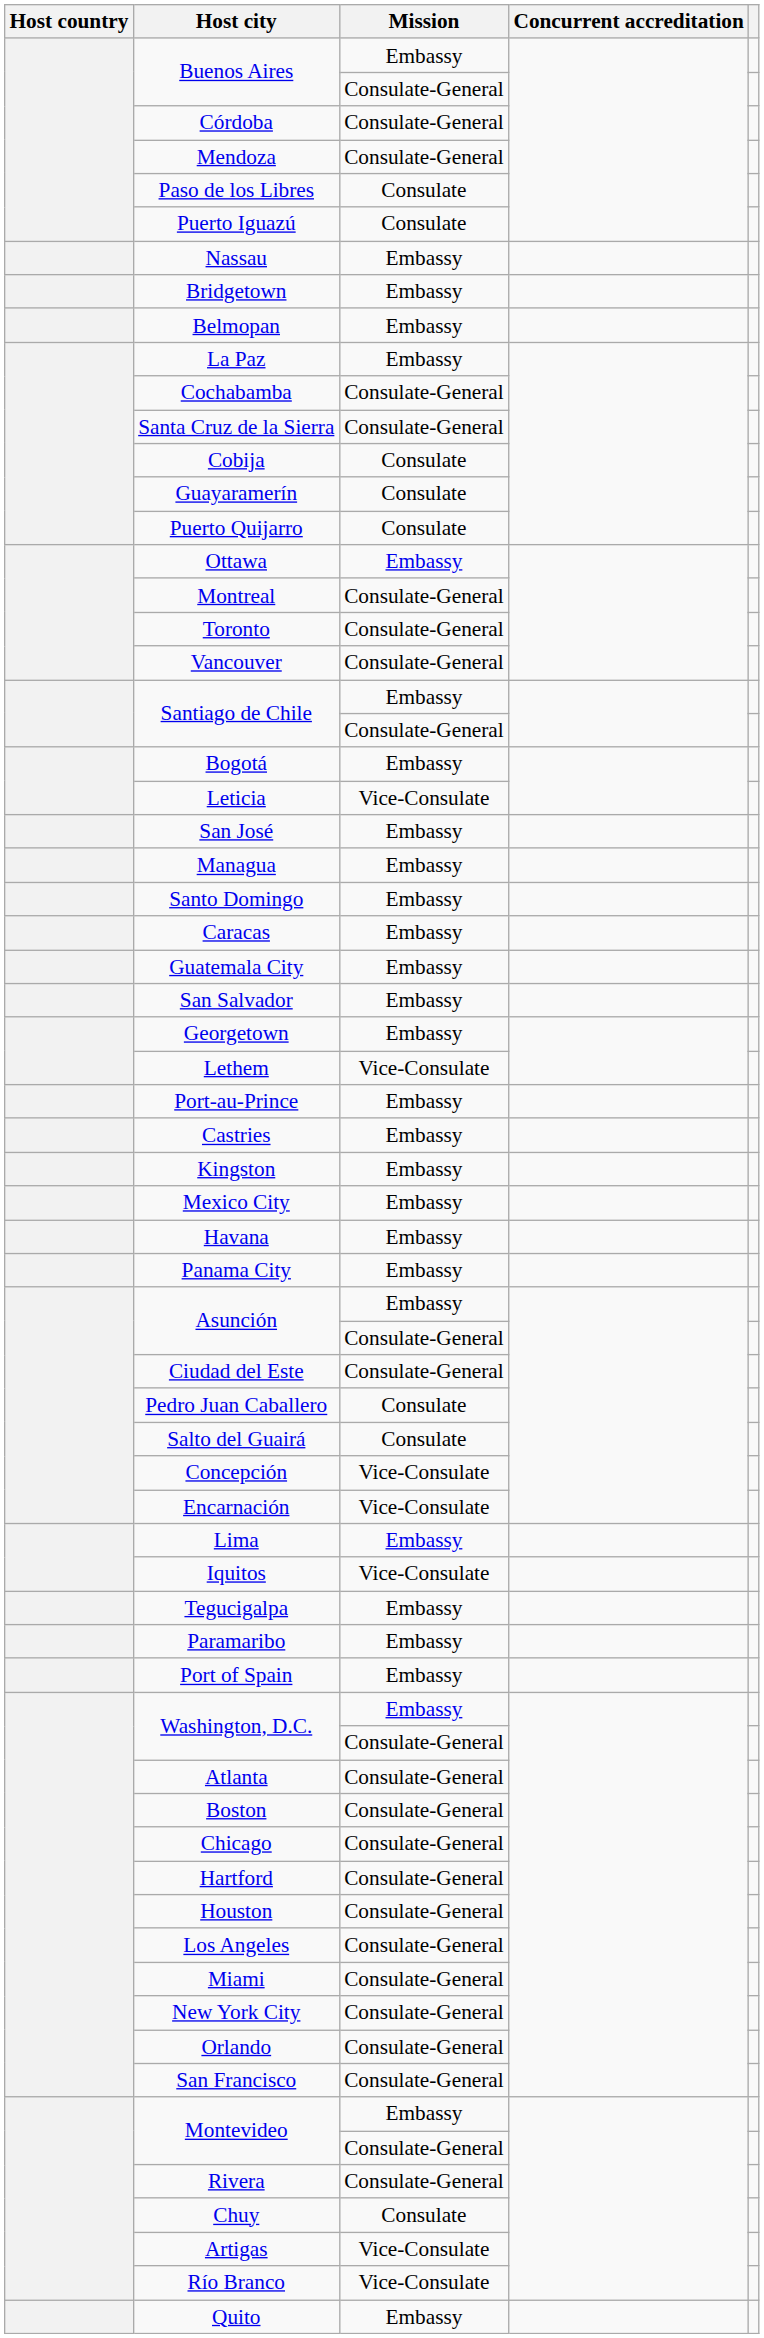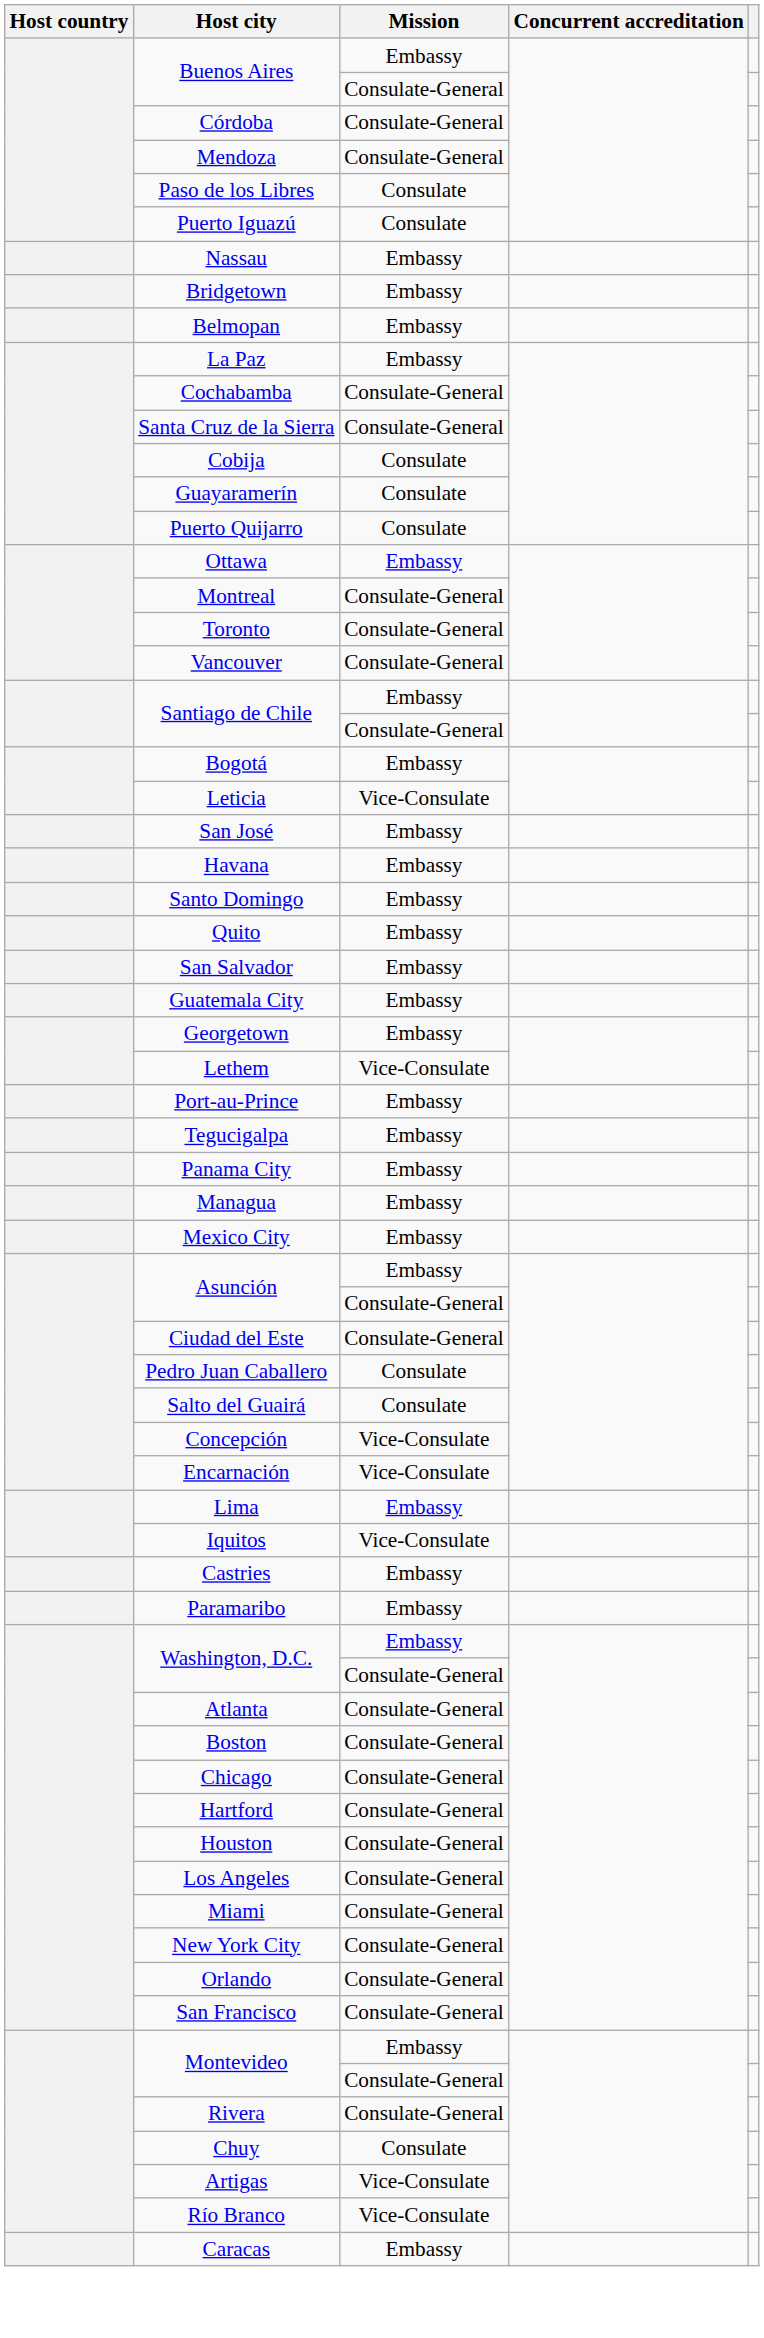rows swapped: (236, 1236) <-> (236, 865)
rows swapped: (236, 2316) <-> (236, 932)
rows swapped: (236, 1000) <-> (236, 966)
rows swapped: (236, 1607) <-> (236, 1135)
- row: (236, 1168)
rows swapped: (236, 1202) <-> (236, 1270)
- row: (236, 1675)
